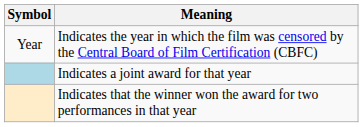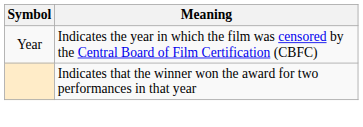- row: (154, 73)
